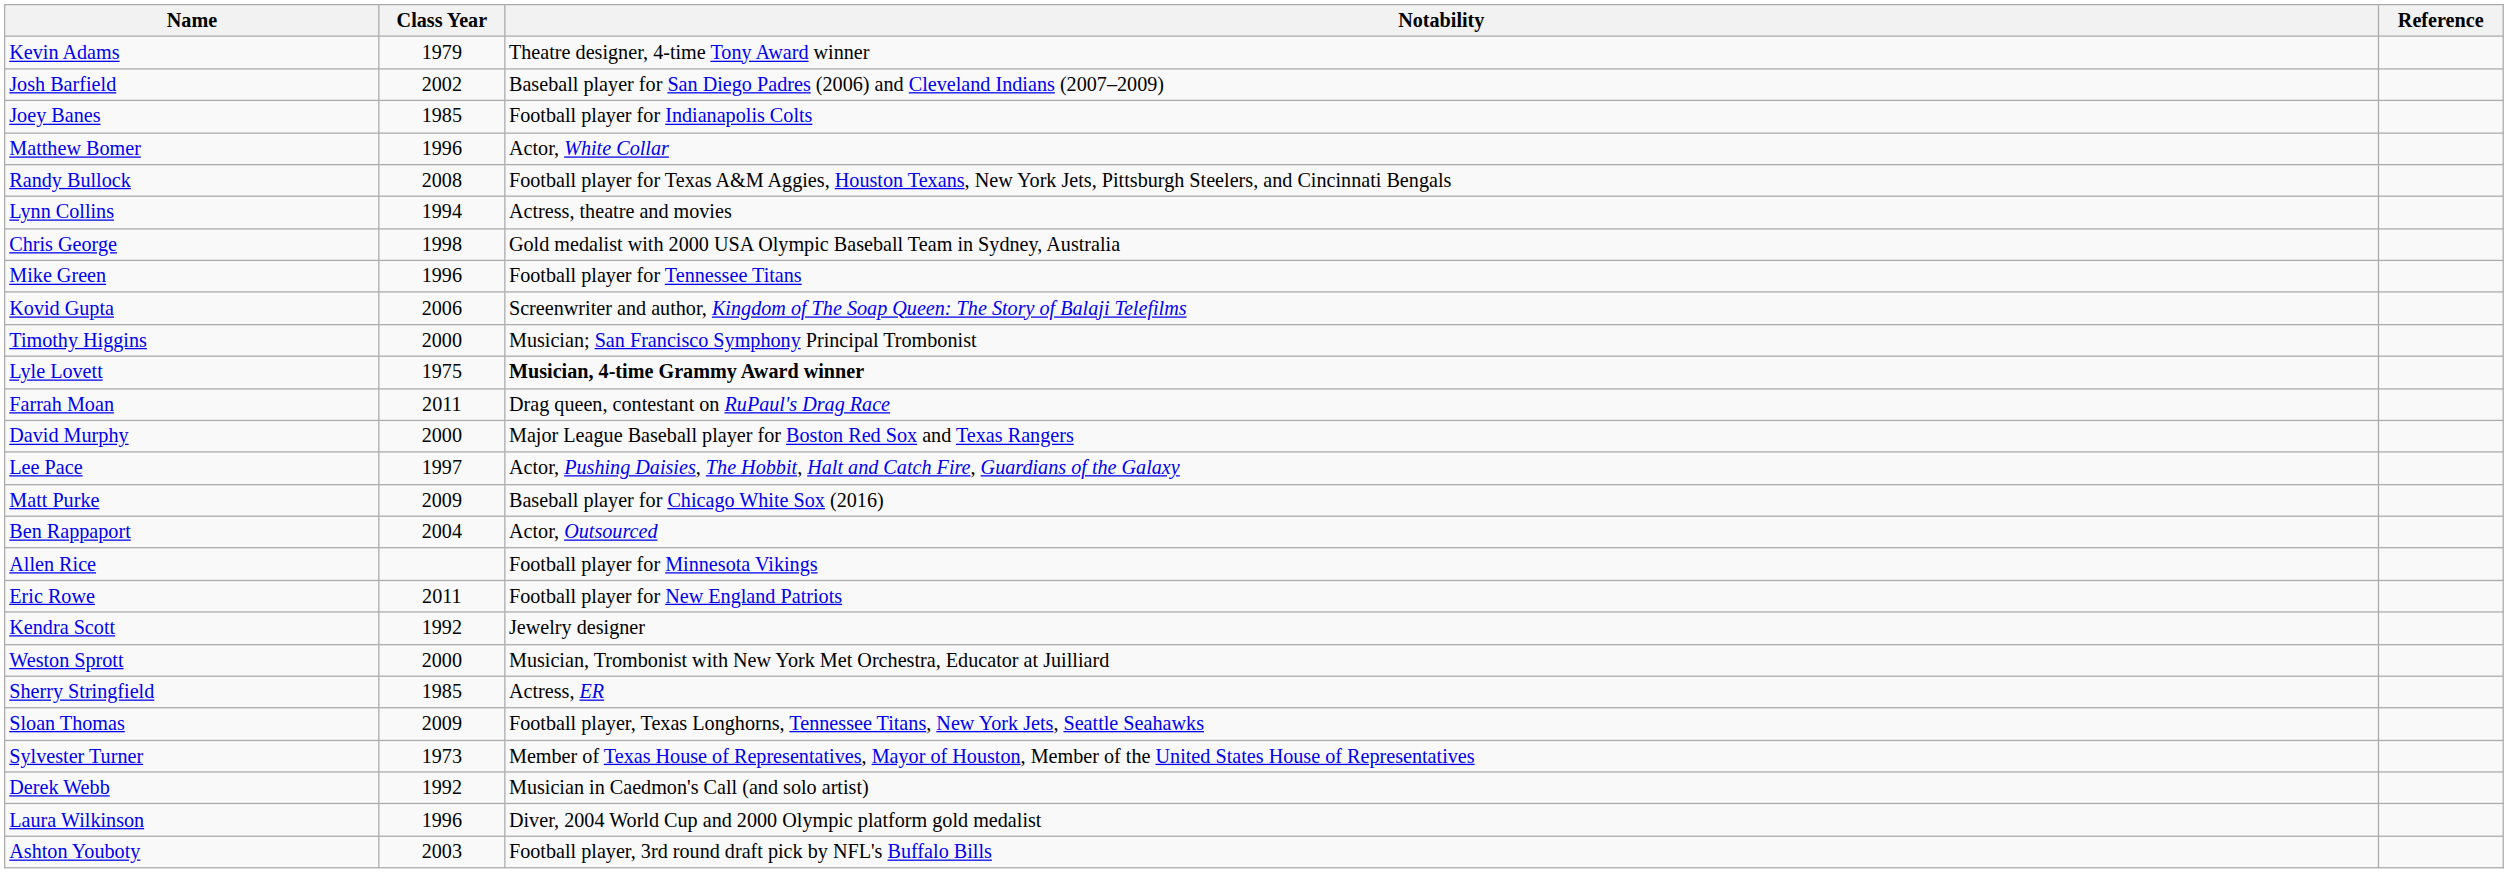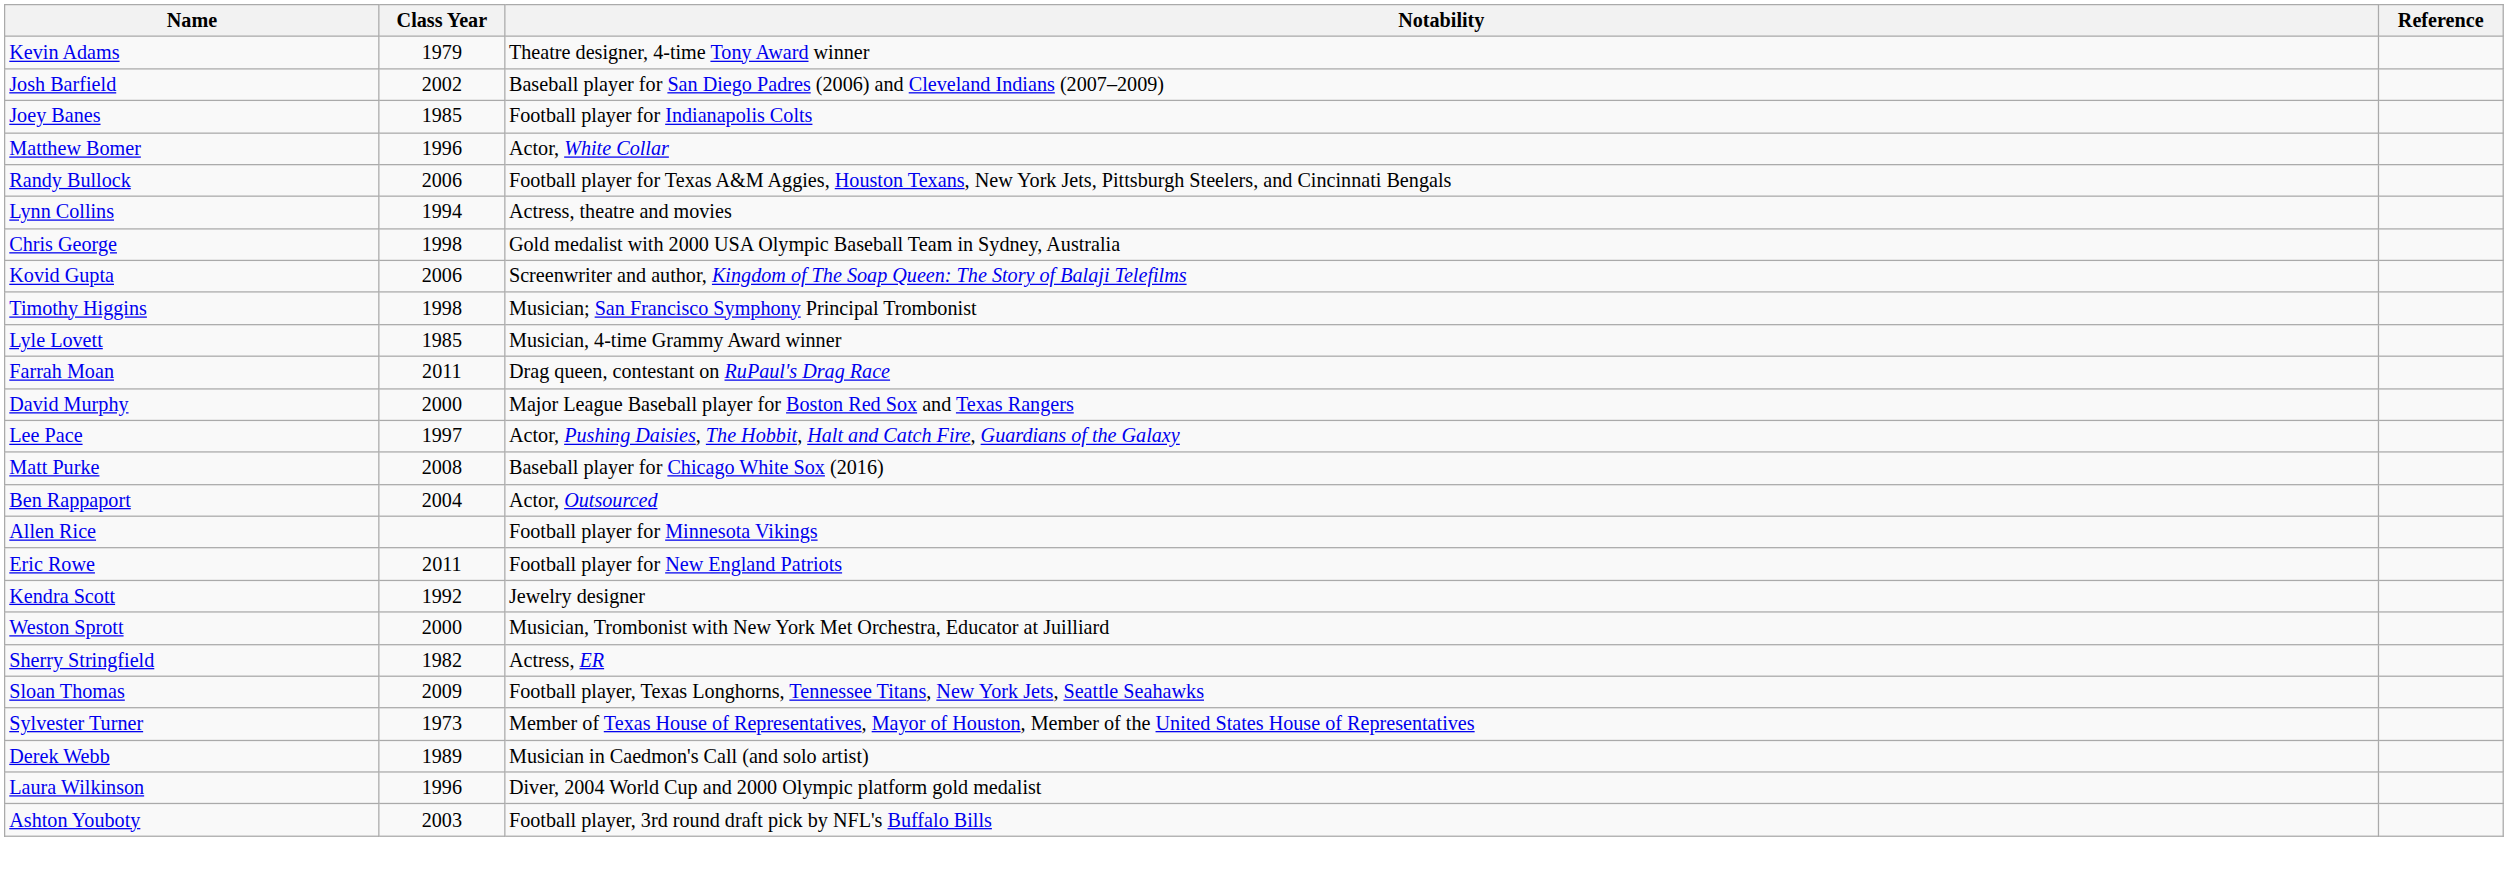(442, 180) 2008 -> (442, 180) 2006
- row: (58, 276)
(442, 340) 2000 -> (442, 308) 1998
(442, 372) 1975 -> (442, 340) 1985
(687, 372) bold -> (675, 340) normal
(442, 500) 2009 -> (442, 468) 2008
(442, 691) 1985 -> (442, 659) 1982
(442, 787) 1992 -> (442, 755) 1989
